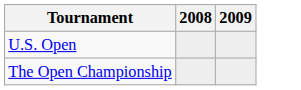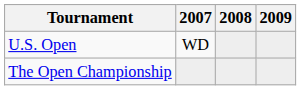+ column: (196, 18)
